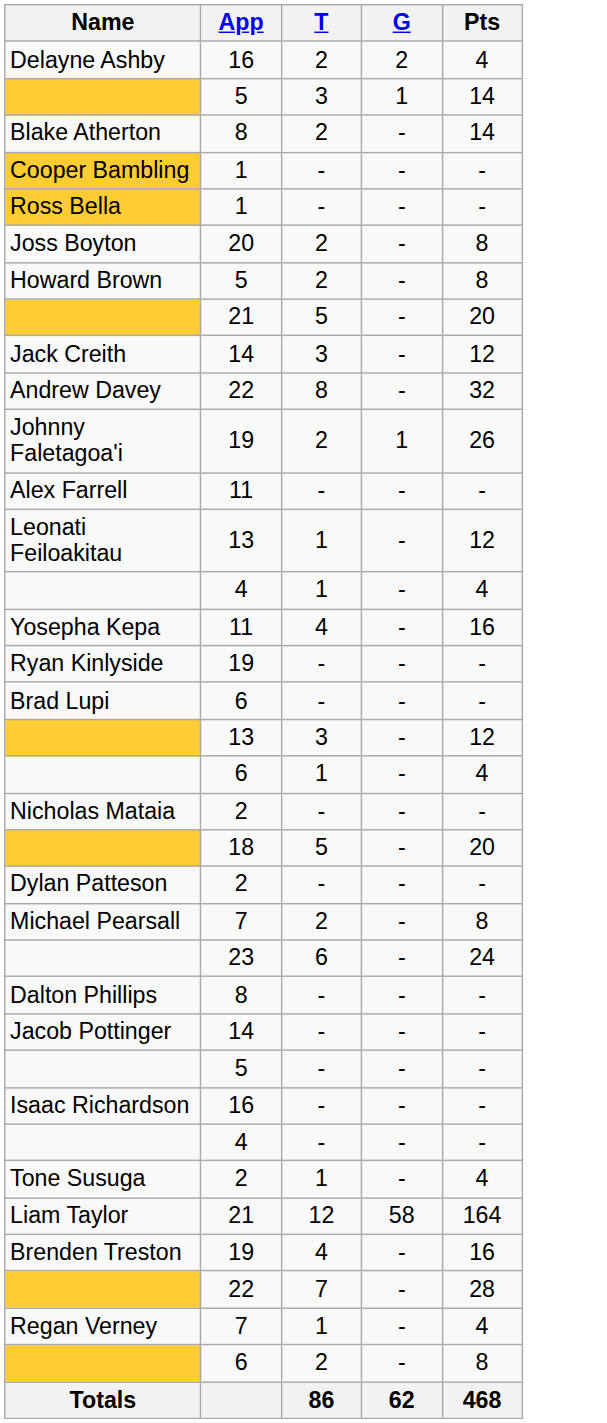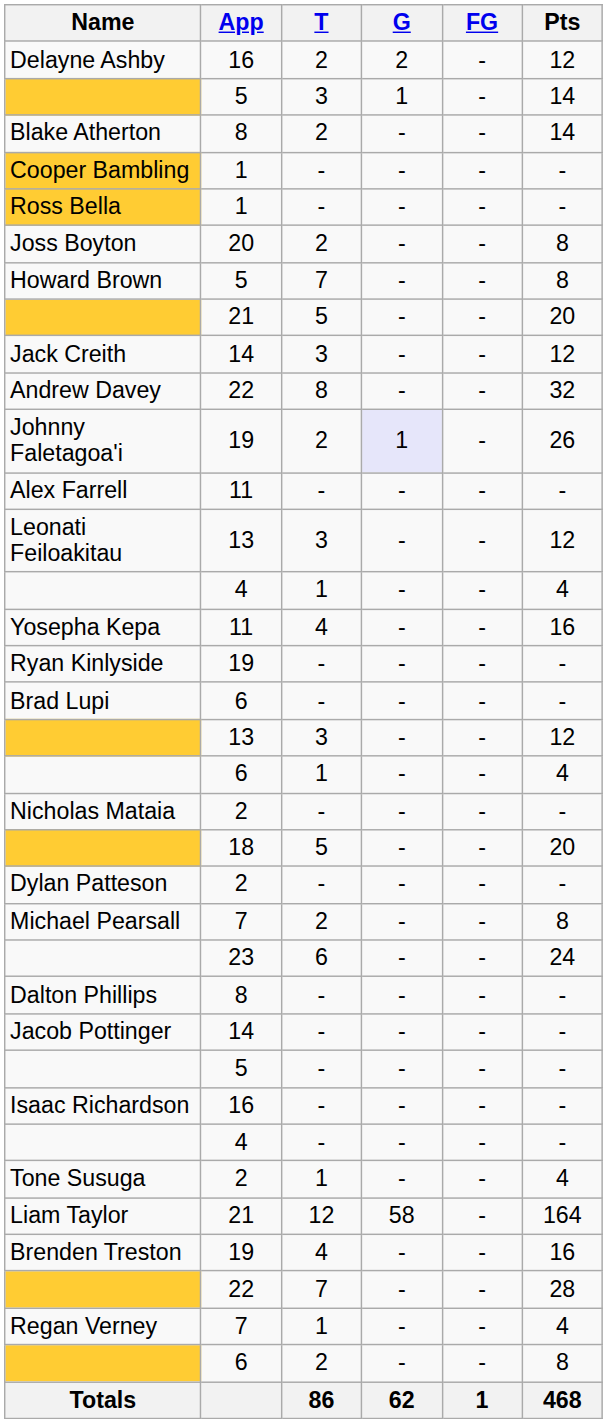+ column: (482, 22)
(482, 59) 4 -> (562, 59) 12
(321, 280) 2 -> (321, 280) 7
(402, 440) no background -> (402, 440) lavender background
(321, 540) 1 -> (321, 540) 3
